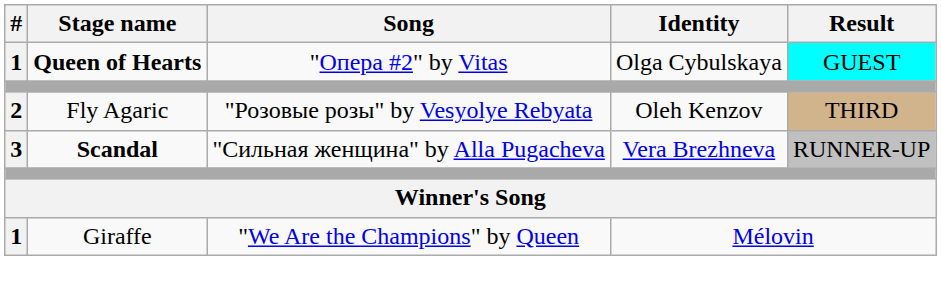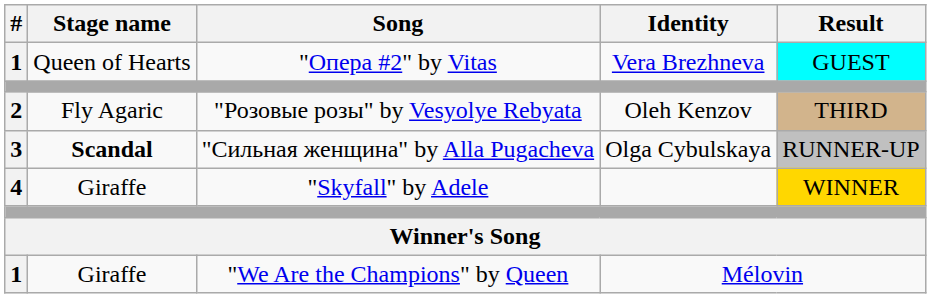(117, 61) bold -> (112, 61) normal
(699, 61) Olga Cybulskaya -> (688, 61) Vera Brezhneva
(699, 148) Vera Brezhneva -> (688, 148) Olga Cybulskaya
+ row: (16, 186)
